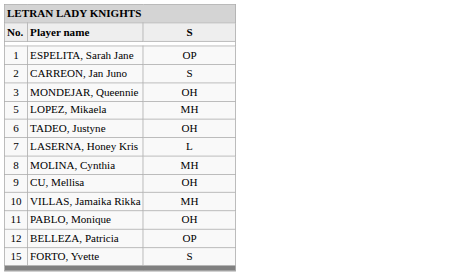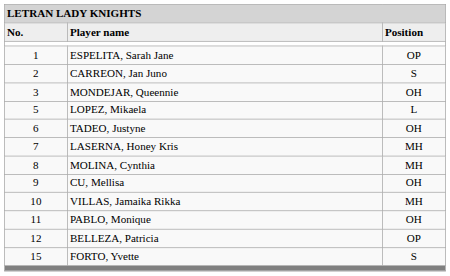(189, 32) S -> (404, 32) Position
(189, 110) MH -> (414, 110) L
(189, 147) L -> (414, 147) MH
